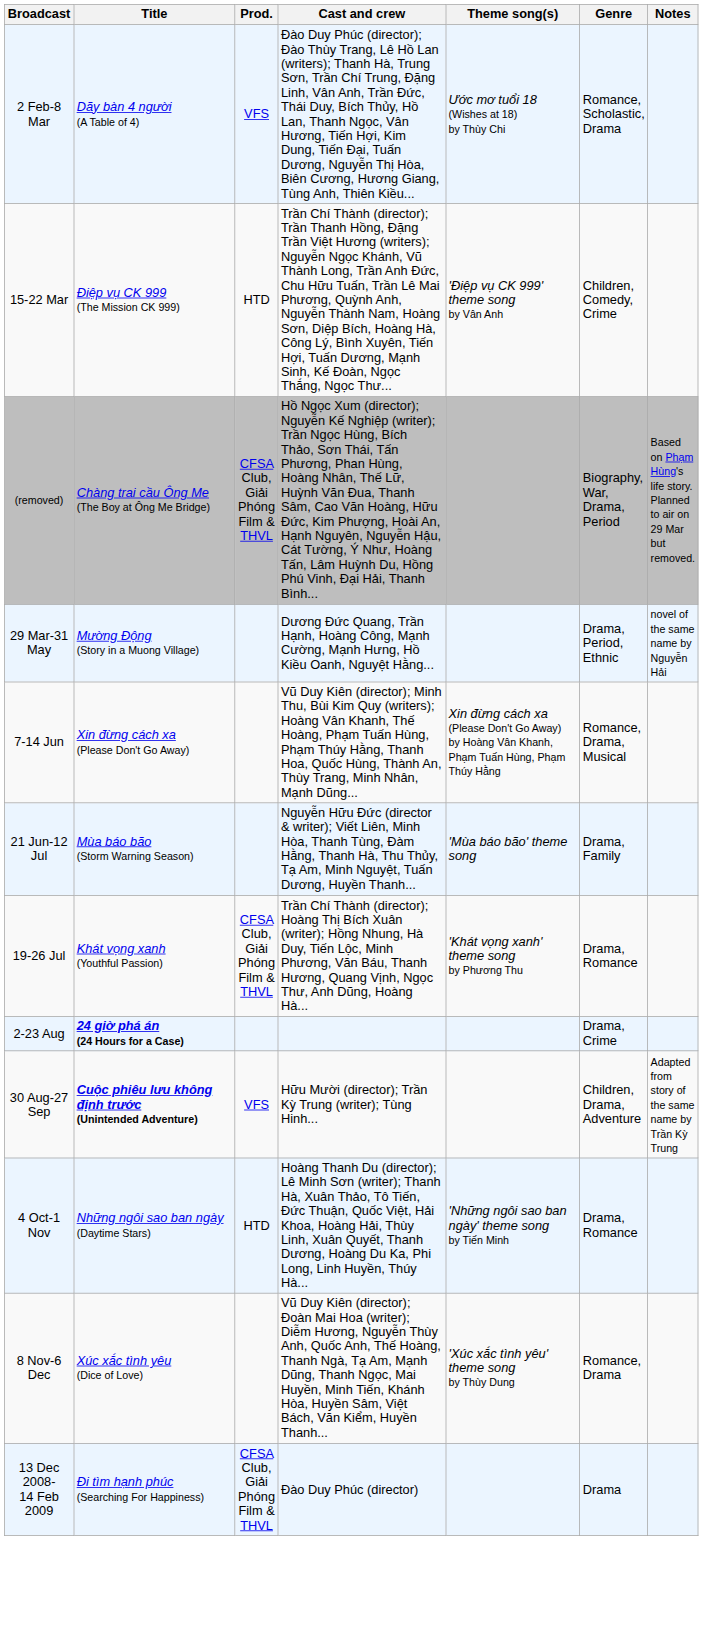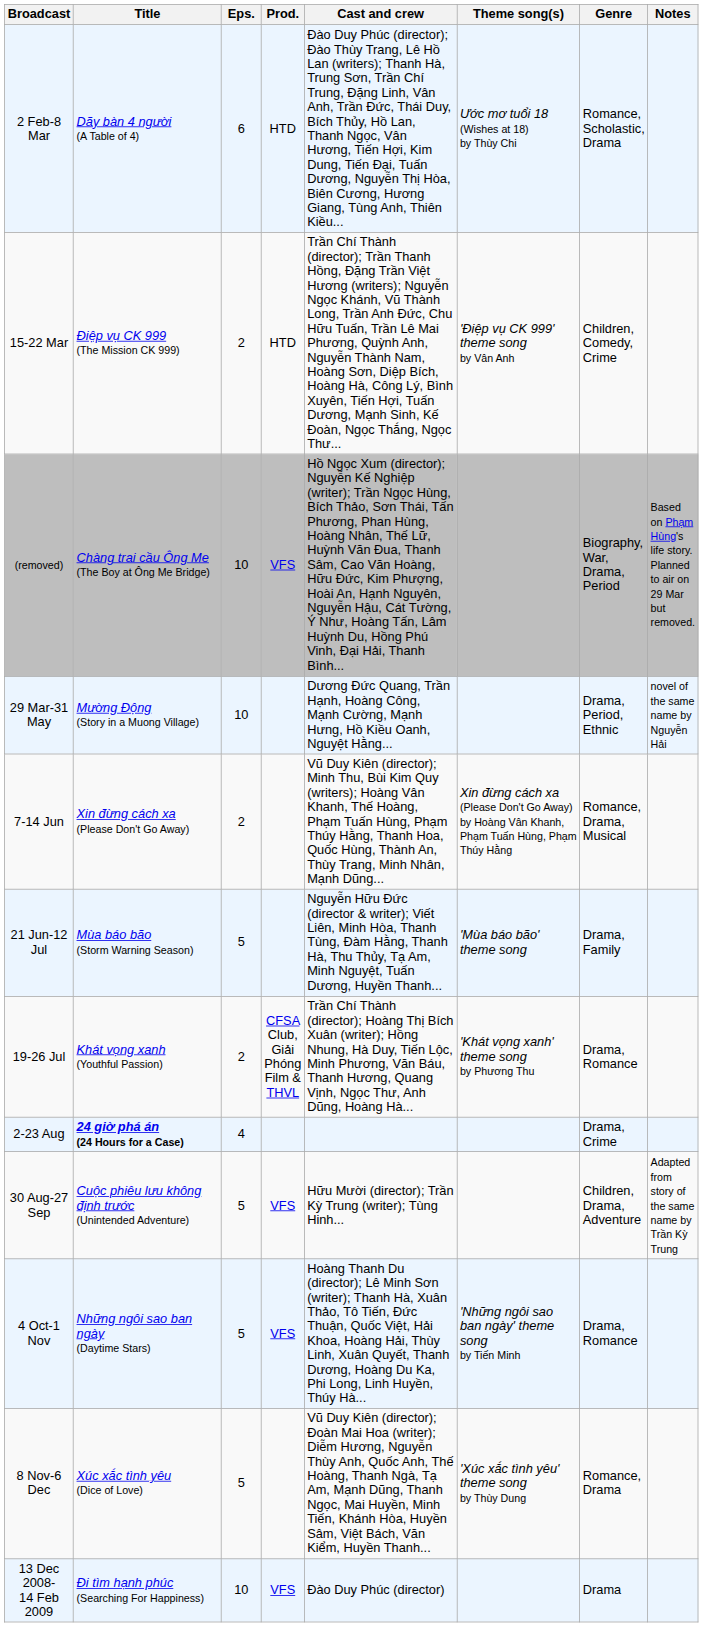+ column: (241, 14)
(257, 114) VFS -> (283, 128) HTD
(257, 500) CFSA Club, Giải Phóng Film & THVL -> (283, 565) VFS
(145, 1104) bold -> (139, 1205) normal
(257, 1225) HTD -> (283, 1333) VFS
(257, 1489) CFSA Club, Giải Phóng Film & THVL -> (283, 1590) VFS
